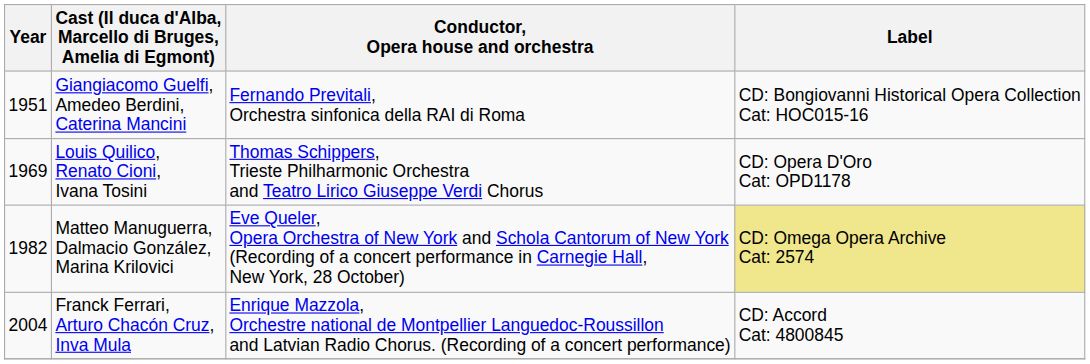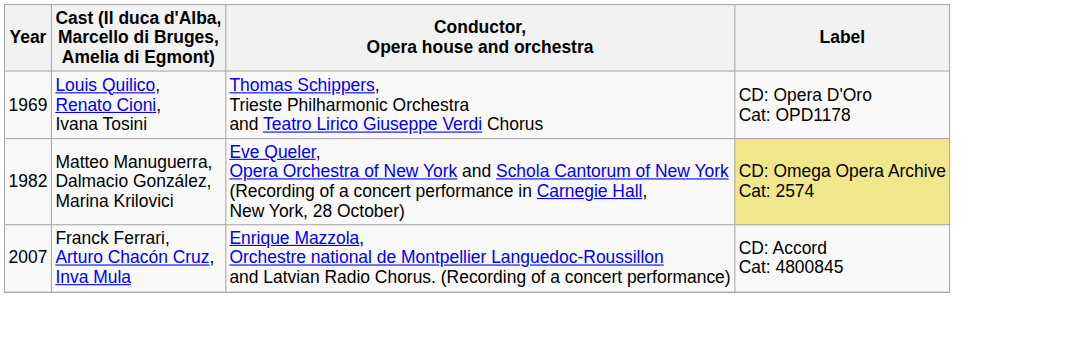- row: (134, 104)
(28, 325) 2004 -> (28, 258) 2007
